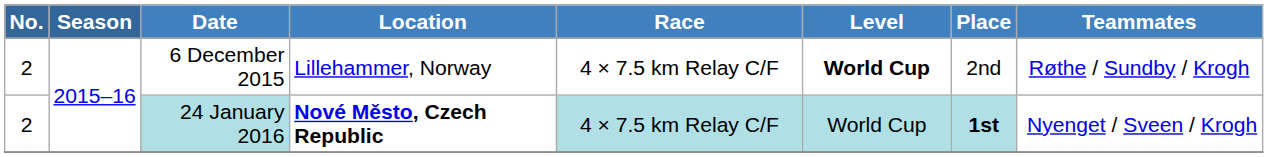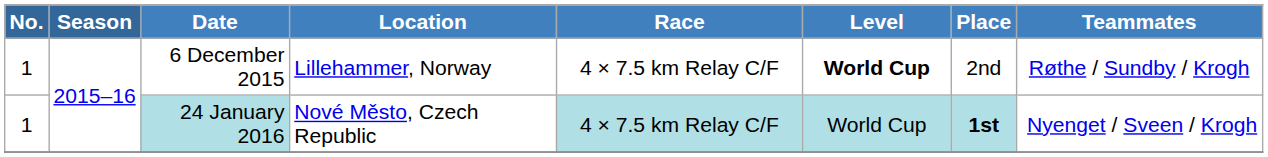(27, 67) 2 -> (27, 67) 1
(27, 124) 2 -> (27, 124) 1
(390, 124) bold -> (386, 124) normal
